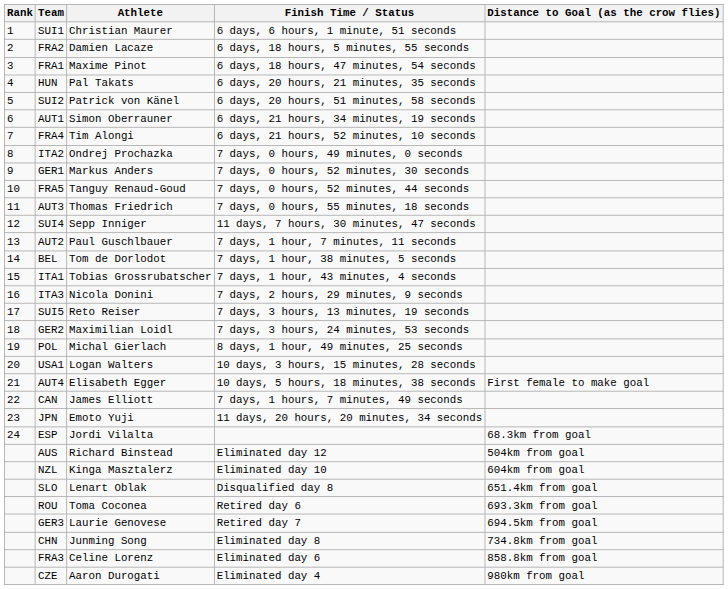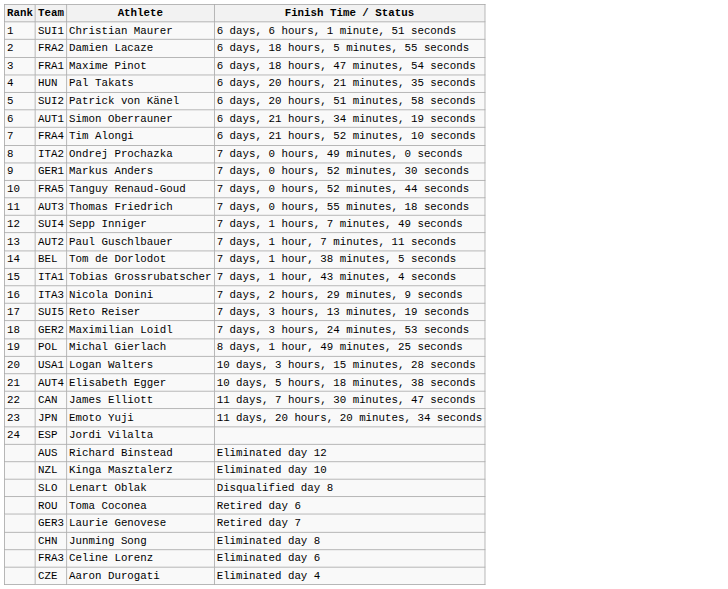- column: (604, 13)
(346, 224) 11 days, 7 hours, 30 minutes, 47 seconds -> (340, 224) 7 days, 1 hours, 7 minutes, 49 seconds
(340, 400) 7 days, 1 hours, 7 minutes, 49 seconds -> (346, 400) 11 days, 7 hours, 30 minutes, 47 seconds
